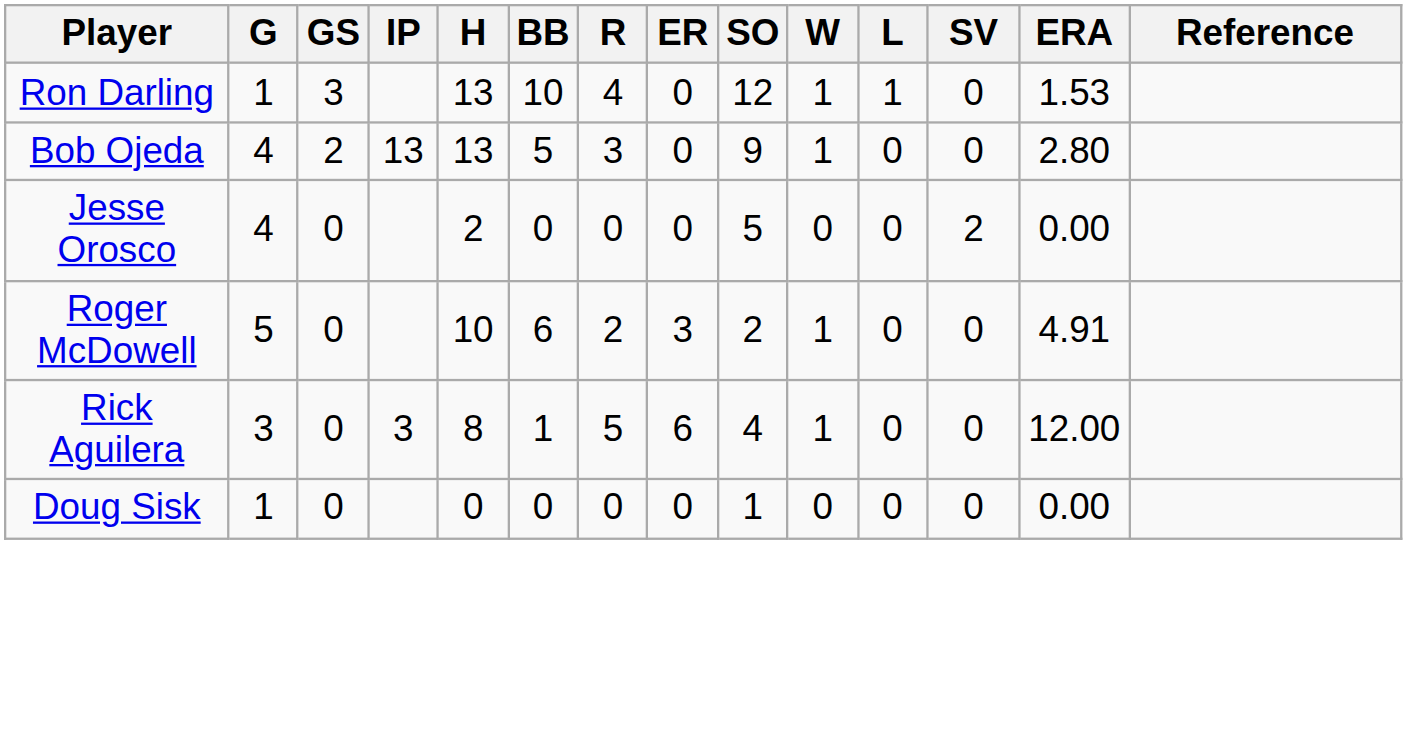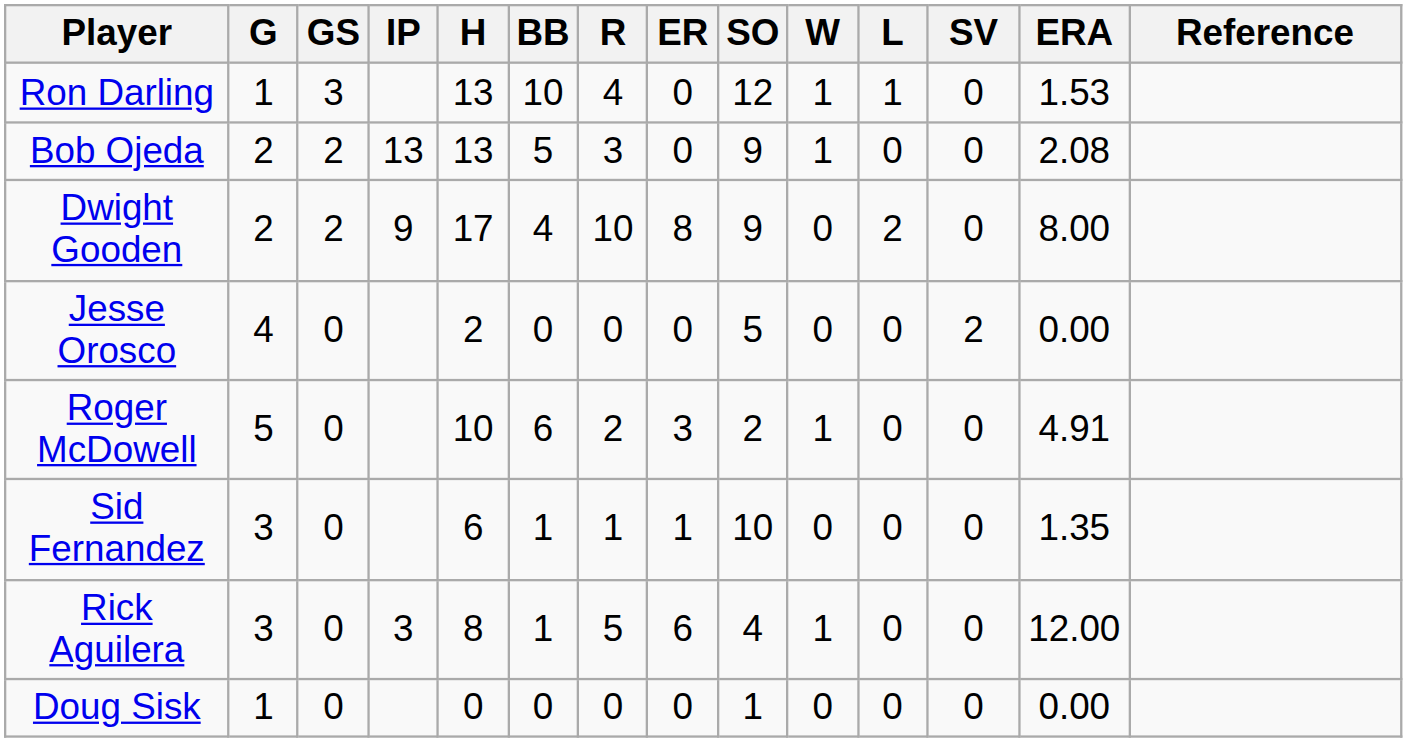(263, 150) 4 -> (263, 150) 2
(1074, 150) 2.80 -> (1074, 150) 2.08
+ row: (117, 229)
+ row: (117, 528)
